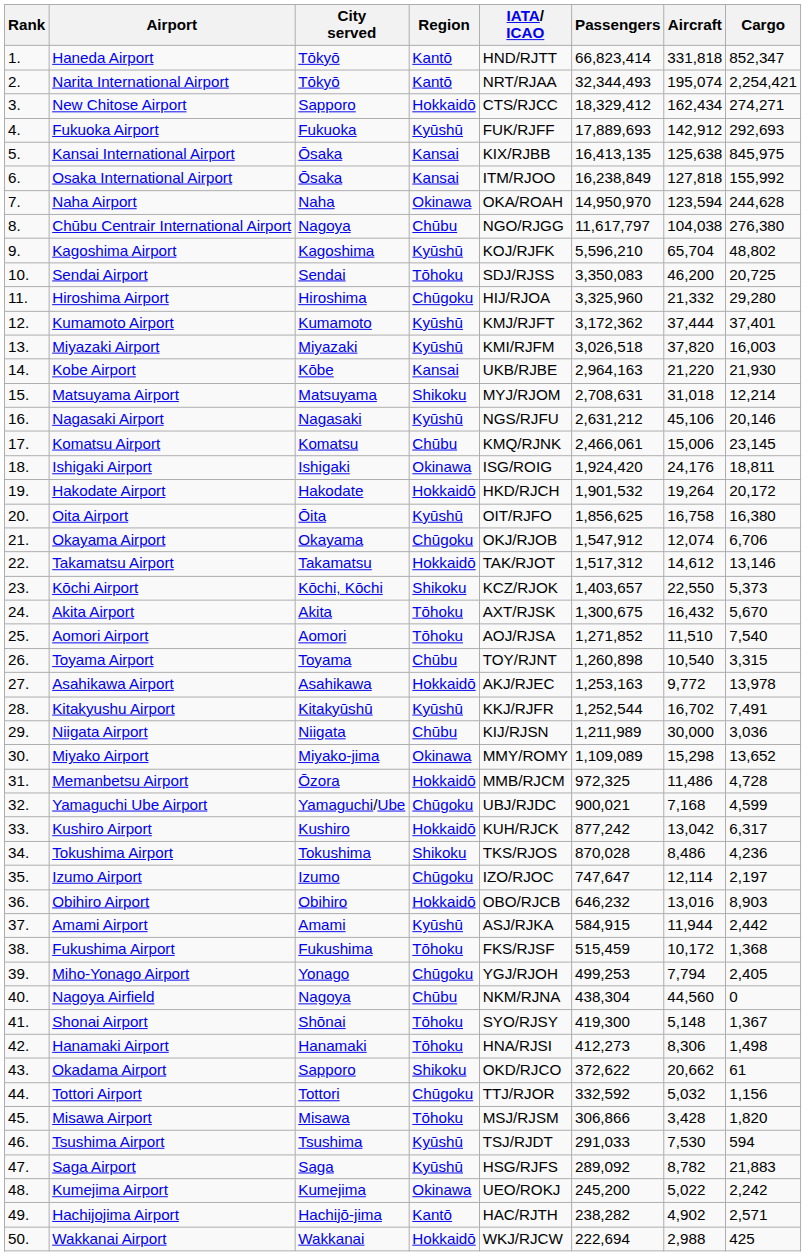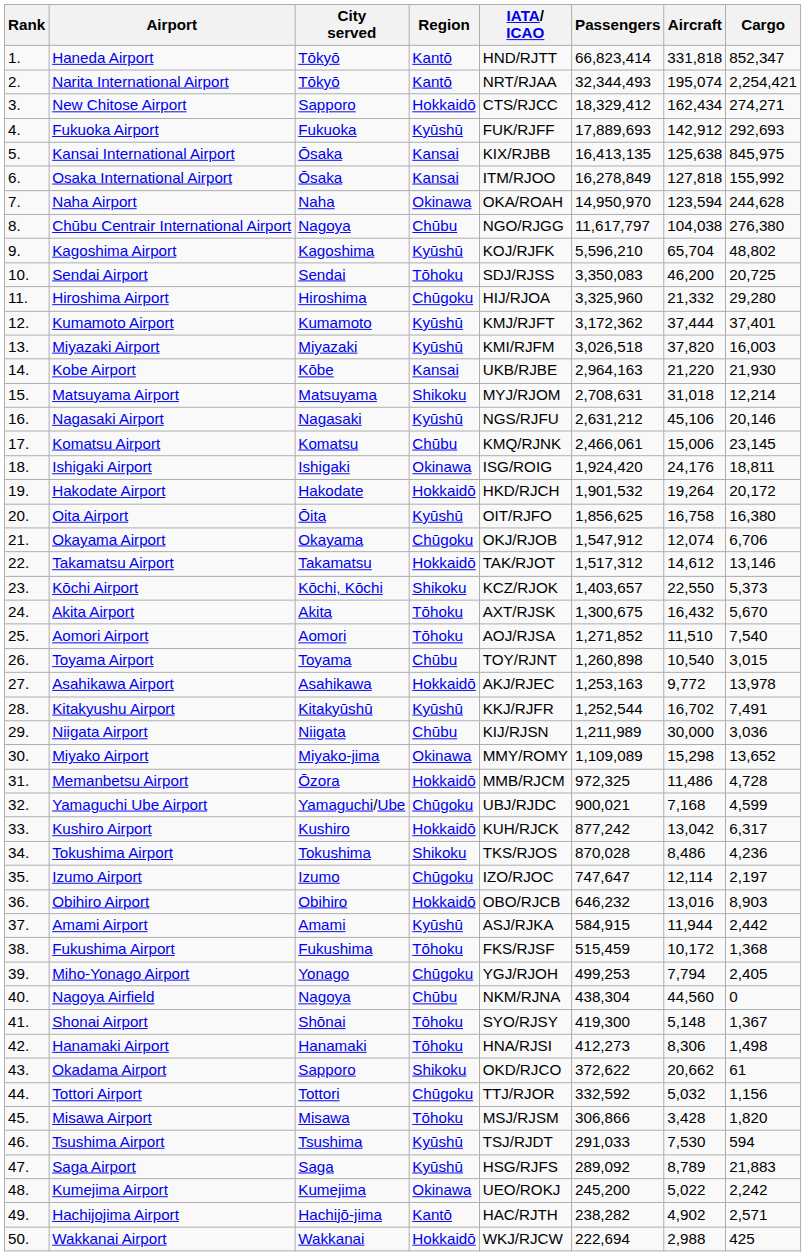(613, 178) 16,238,849 -> (613, 178) 16,278,849
(748, 660) 3,315 -> (748, 660) 3,015
(686, 1166) 8,782 -> (686, 1166) 8,789
